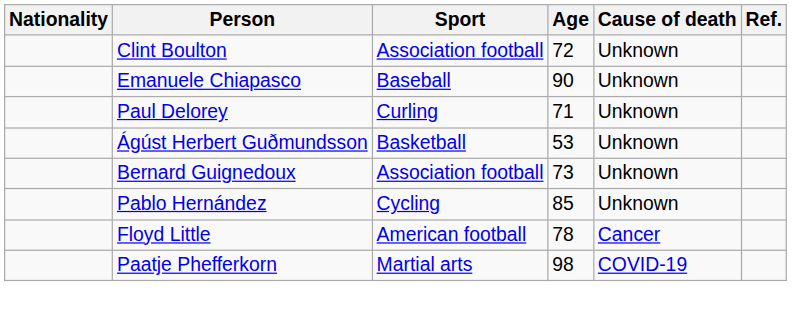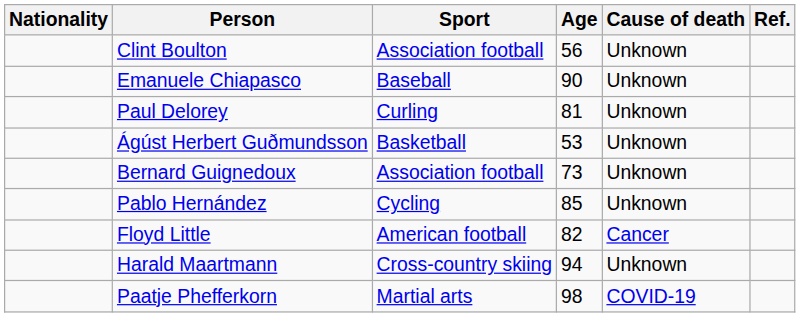(563, 50) 72 -> (572, 50) 56
(563, 111) 71 -> (572, 111) 81
(563, 234) 78 -> (572, 234) 82
+ row: (197, 265)
